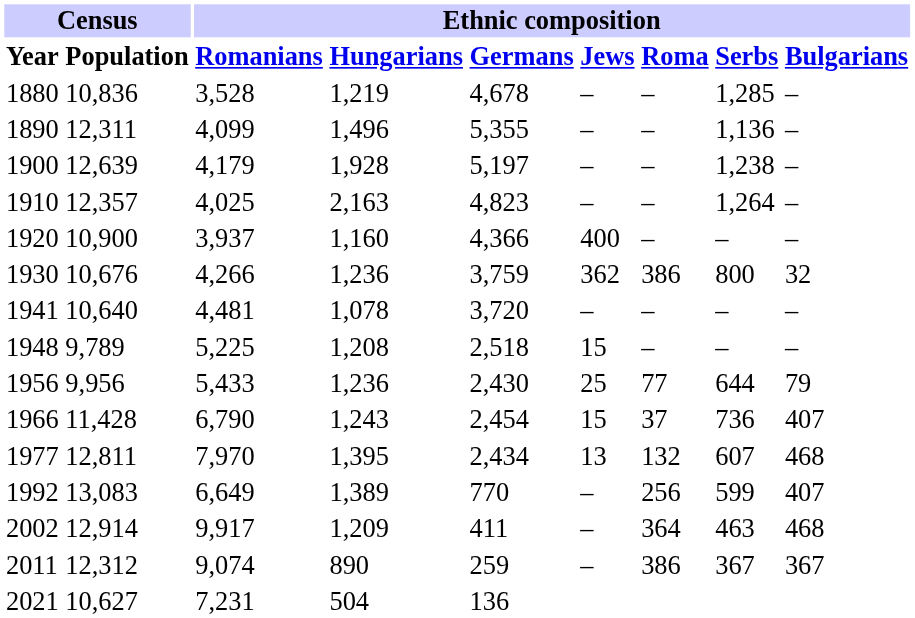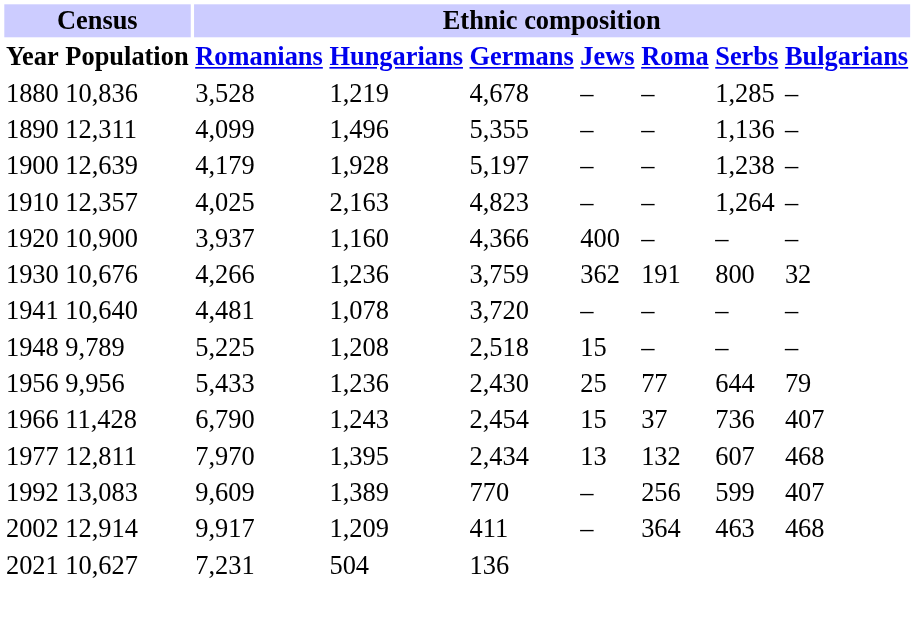(661, 274) 386 -> (661, 274) 191
(225, 492) 6,649 -> (225, 492) 9,609
- row: (32, 564)
